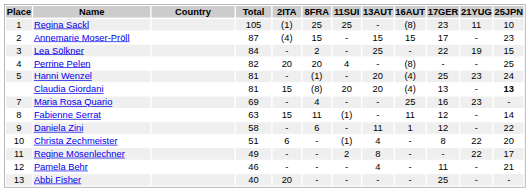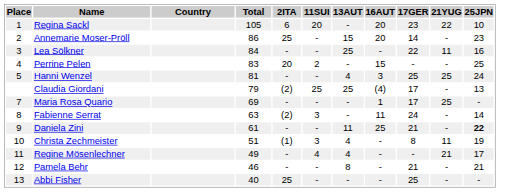- column: (317, 12)
(287, 25) (1) -> (287, 25) 6
(347, 25) 25 -> (317, 25) 20
(410, 25) (8) -> (380, 25) 20
(476, 25) 11 -> (446, 25) 22
(254, 38) 87 -> (254, 38) 86
(287, 38) (4) -> (287, 38) 25
(410, 38) 15 -> (380, 38) 20
(443, 38) 17 -> (413, 38) 14
(476, 51) 19 -> (446, 51) 11
(509, 51) 15 -> (479, 51) 16
(254, 64) 82 -> (254, 64) 83
(347, 64) 4 -> (317, 64) 2
(410, 64) (8) -> (380, 64) 15
(378, 76) 20 -> (348, 76) 4
(410, 76) (4) -> (380, 76) 3
(476, 76) 23 -> (446, 76) 25
(254, 89) 81 -> (254, 89) 79
(287, 89) 15 -> (287, 89) (2)
(347, 89) 20 -> (317, 89) 25
(378, 89) 20 -> (348, 89) 25
(443, 89) 13 -> (413, 89) 17
(509, 89) bold -> (479, 89) normal
(410, 102) 25 -> (380, 102) 1
(443, 102) 16 -> (413, 102) 17
(476, 102) 23 -> (446, 102) 25
(287, 115) 15 -> (287, 115) (2)
(347, 115) (1) -> (317, 115) 3
(443, 115) 12 -> (413, 115) 24
(254, 128) 58 -> (254, 128) 61
(410, 128) 1 -> (380, 128) 25
(443, 128) 12 -> (413, 128) 21
(509, 128) normal -> (479, 128) bold
(287, 141) 6 -> (287, 141) (1)
(347, 141) (1) -> (317, 141) 3
(476, 141) 22 -> (446, 141) 11
(509, 141) 20 -> (479, 141) 19
(347, 154) 2 -> (317, 154) 4
(378, 154) 8 -> (348, 154) 4
(476, 154) 22 -> (446, 154) 21
(378, 167) 4 -> (348, 167) 8
(443, 167) 11 -> (413, 167) 21
(287, 180) 20 -> (287, 180) 25
